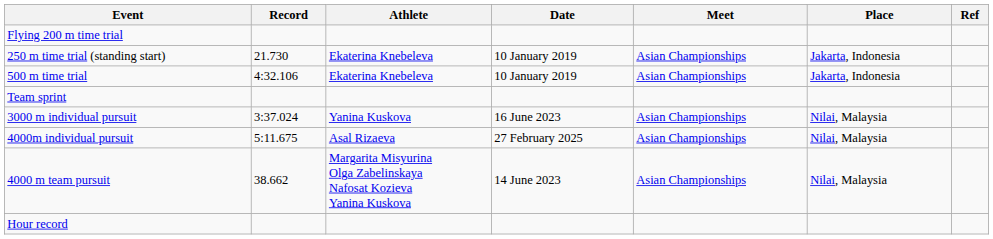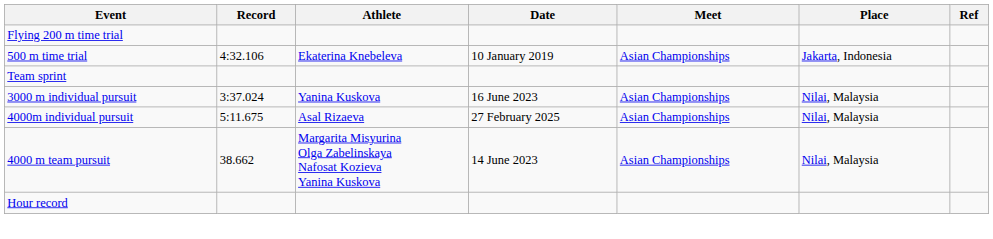- row: (86, 56)
